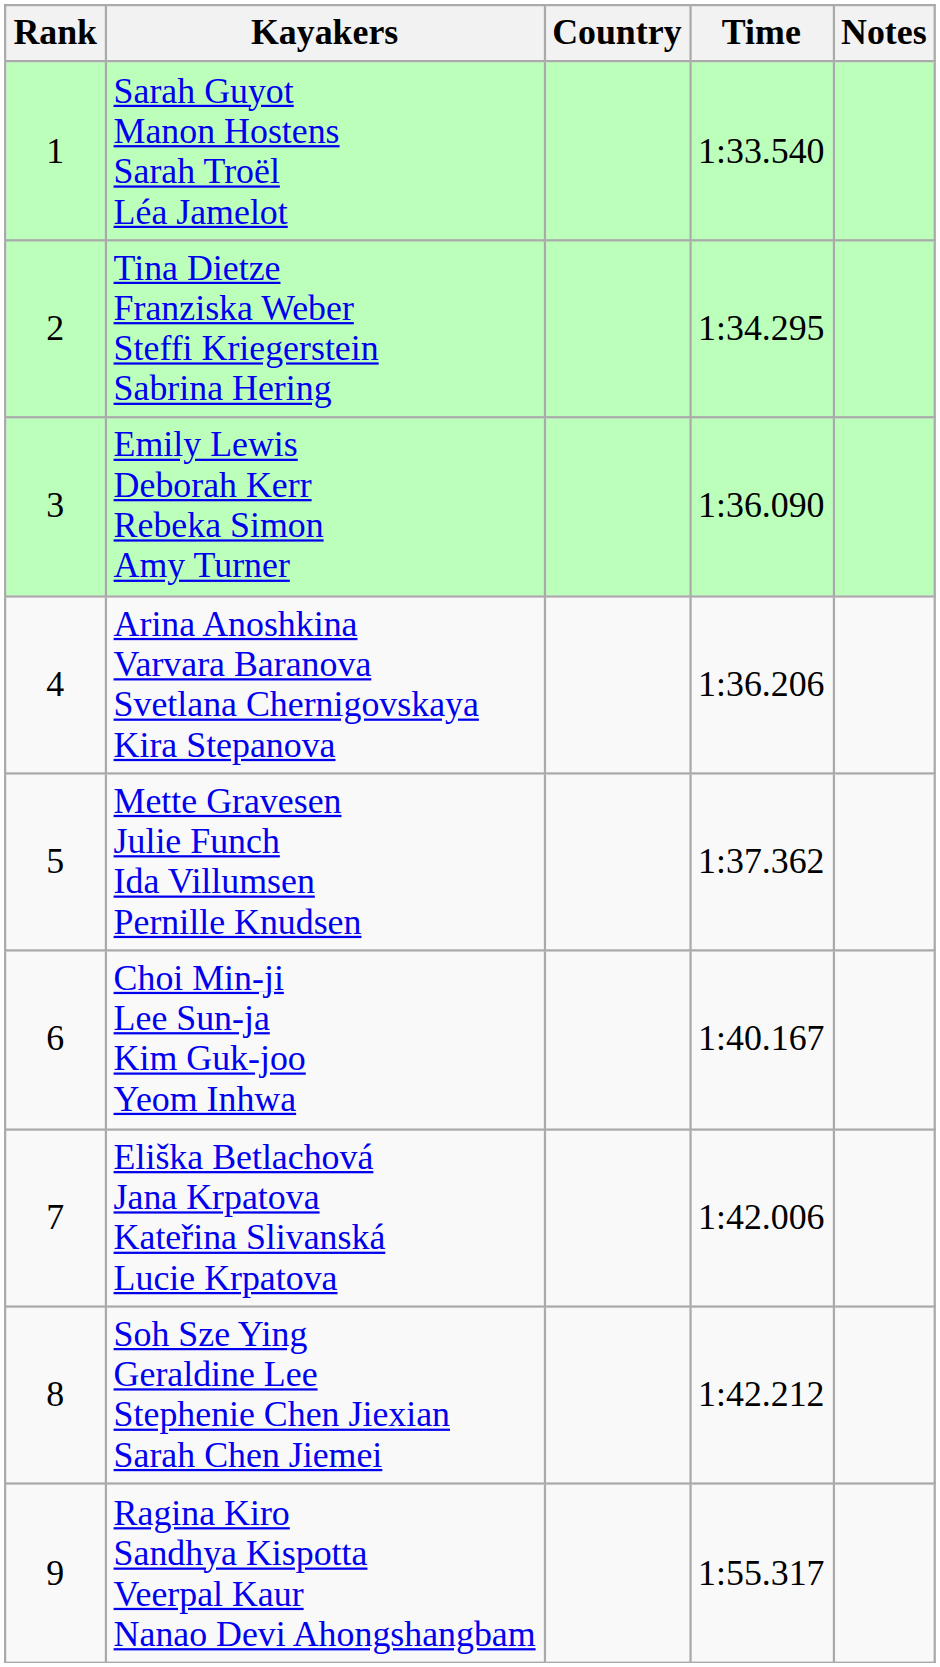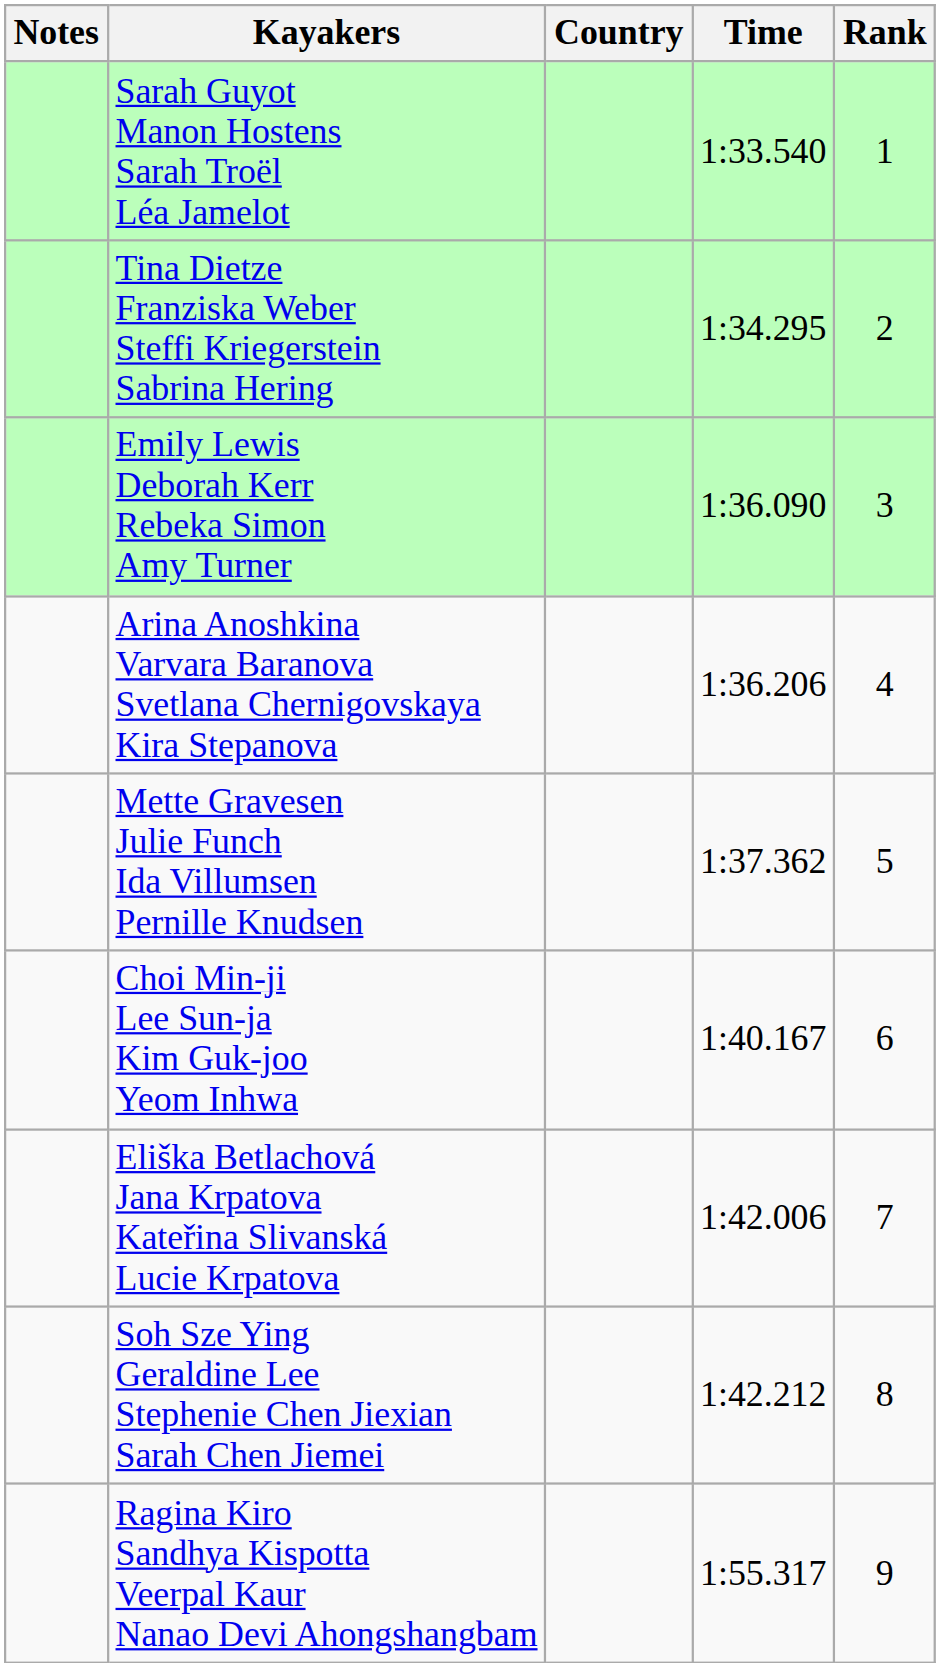columns swapped: (55, 32) <-> (884, 32)
